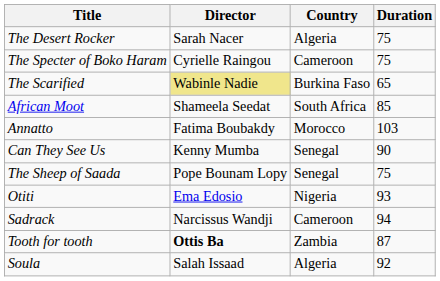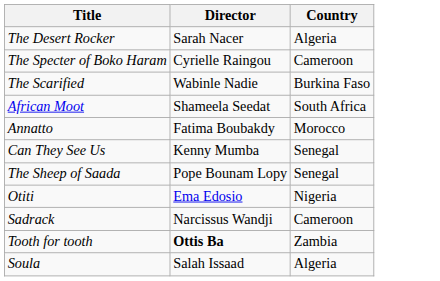- column: (404, 15)
(216, 83) khaki background -> (216, 83) no background
